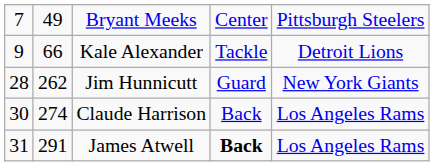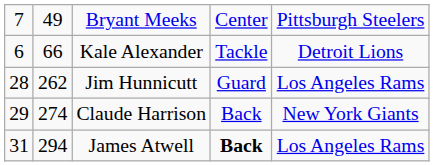(19, 51) 9 -> (19, 51) 6
(351, 82) New York Giants -> (351, 82) Los Angeles Rams
(19, 113) 30 -> (19, 113) 29
(351, 113) Los Angeles Rams -> (351, 113) New York Giants
(53, 144) 291 -> (53, 144) 294
